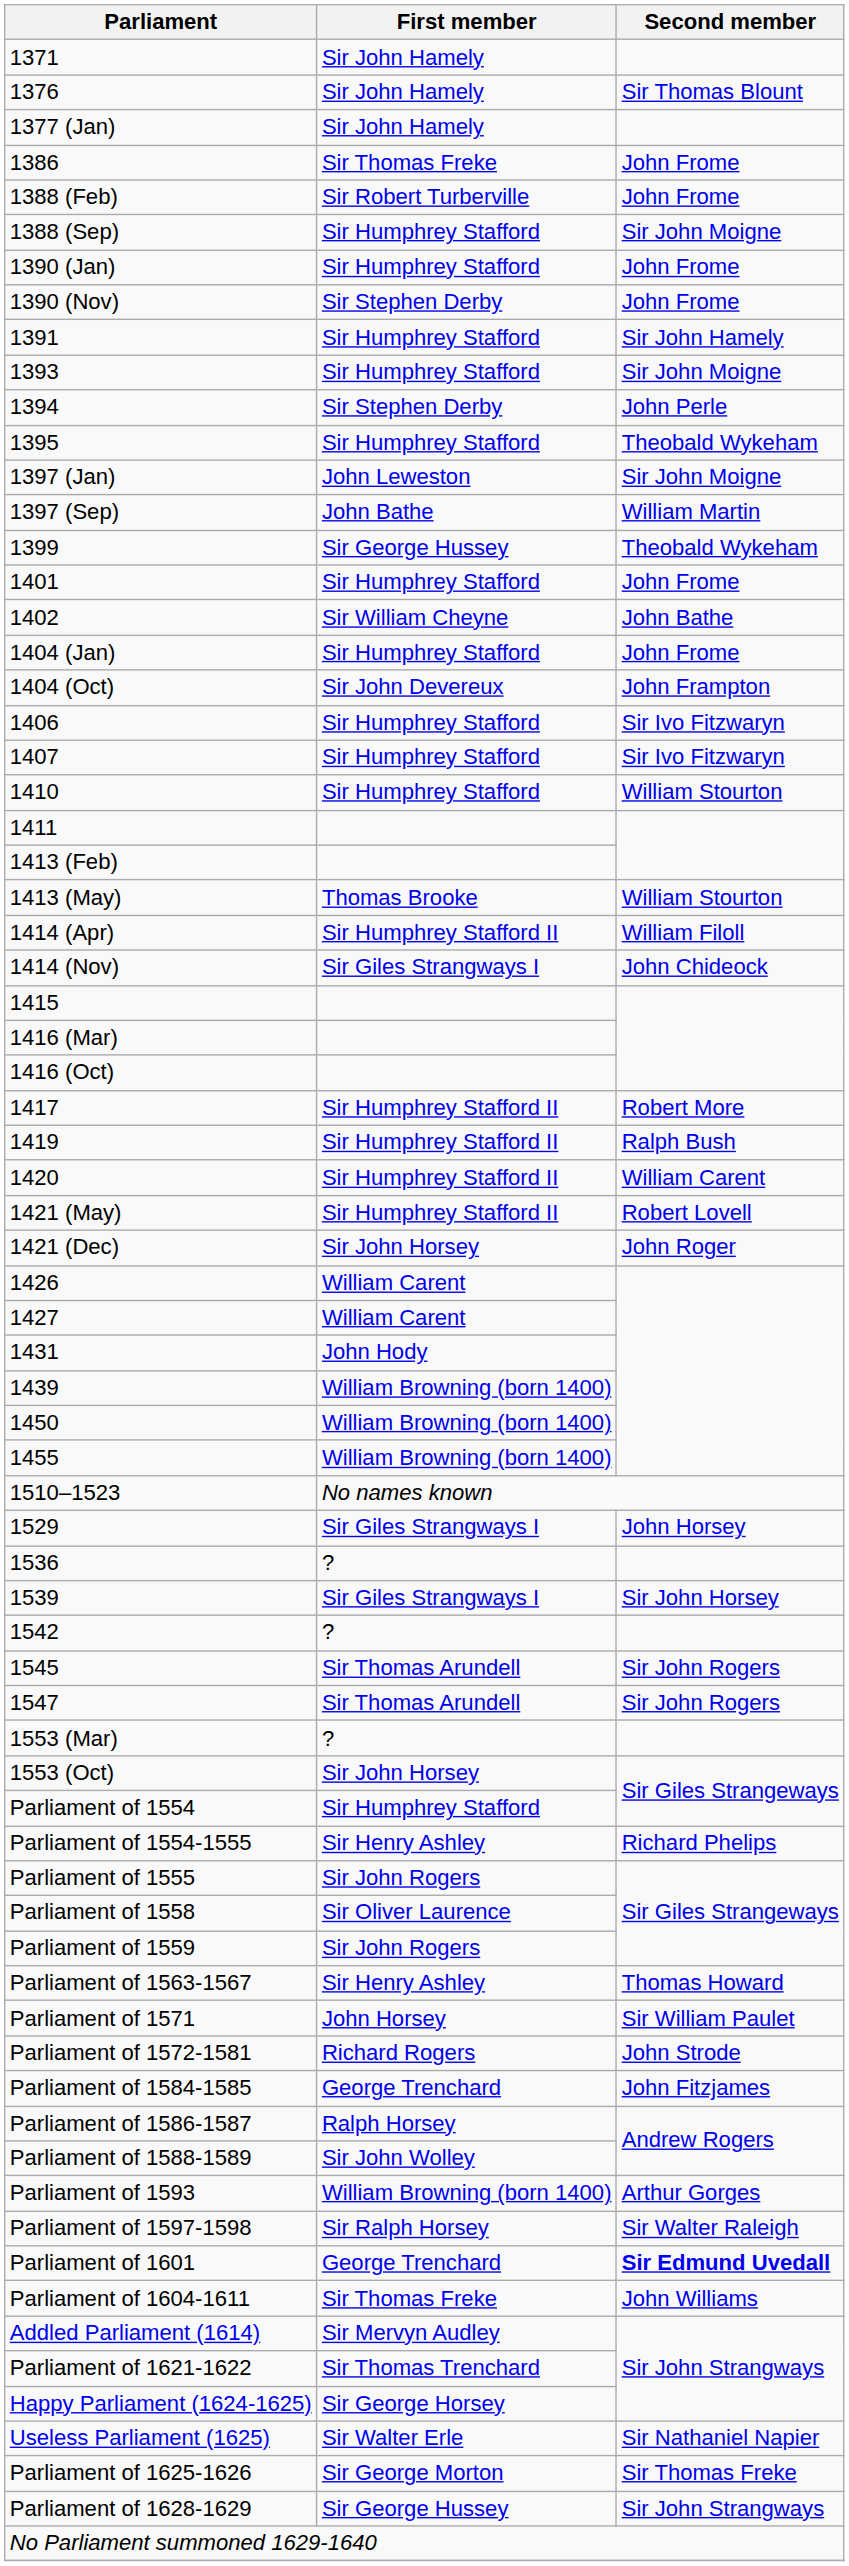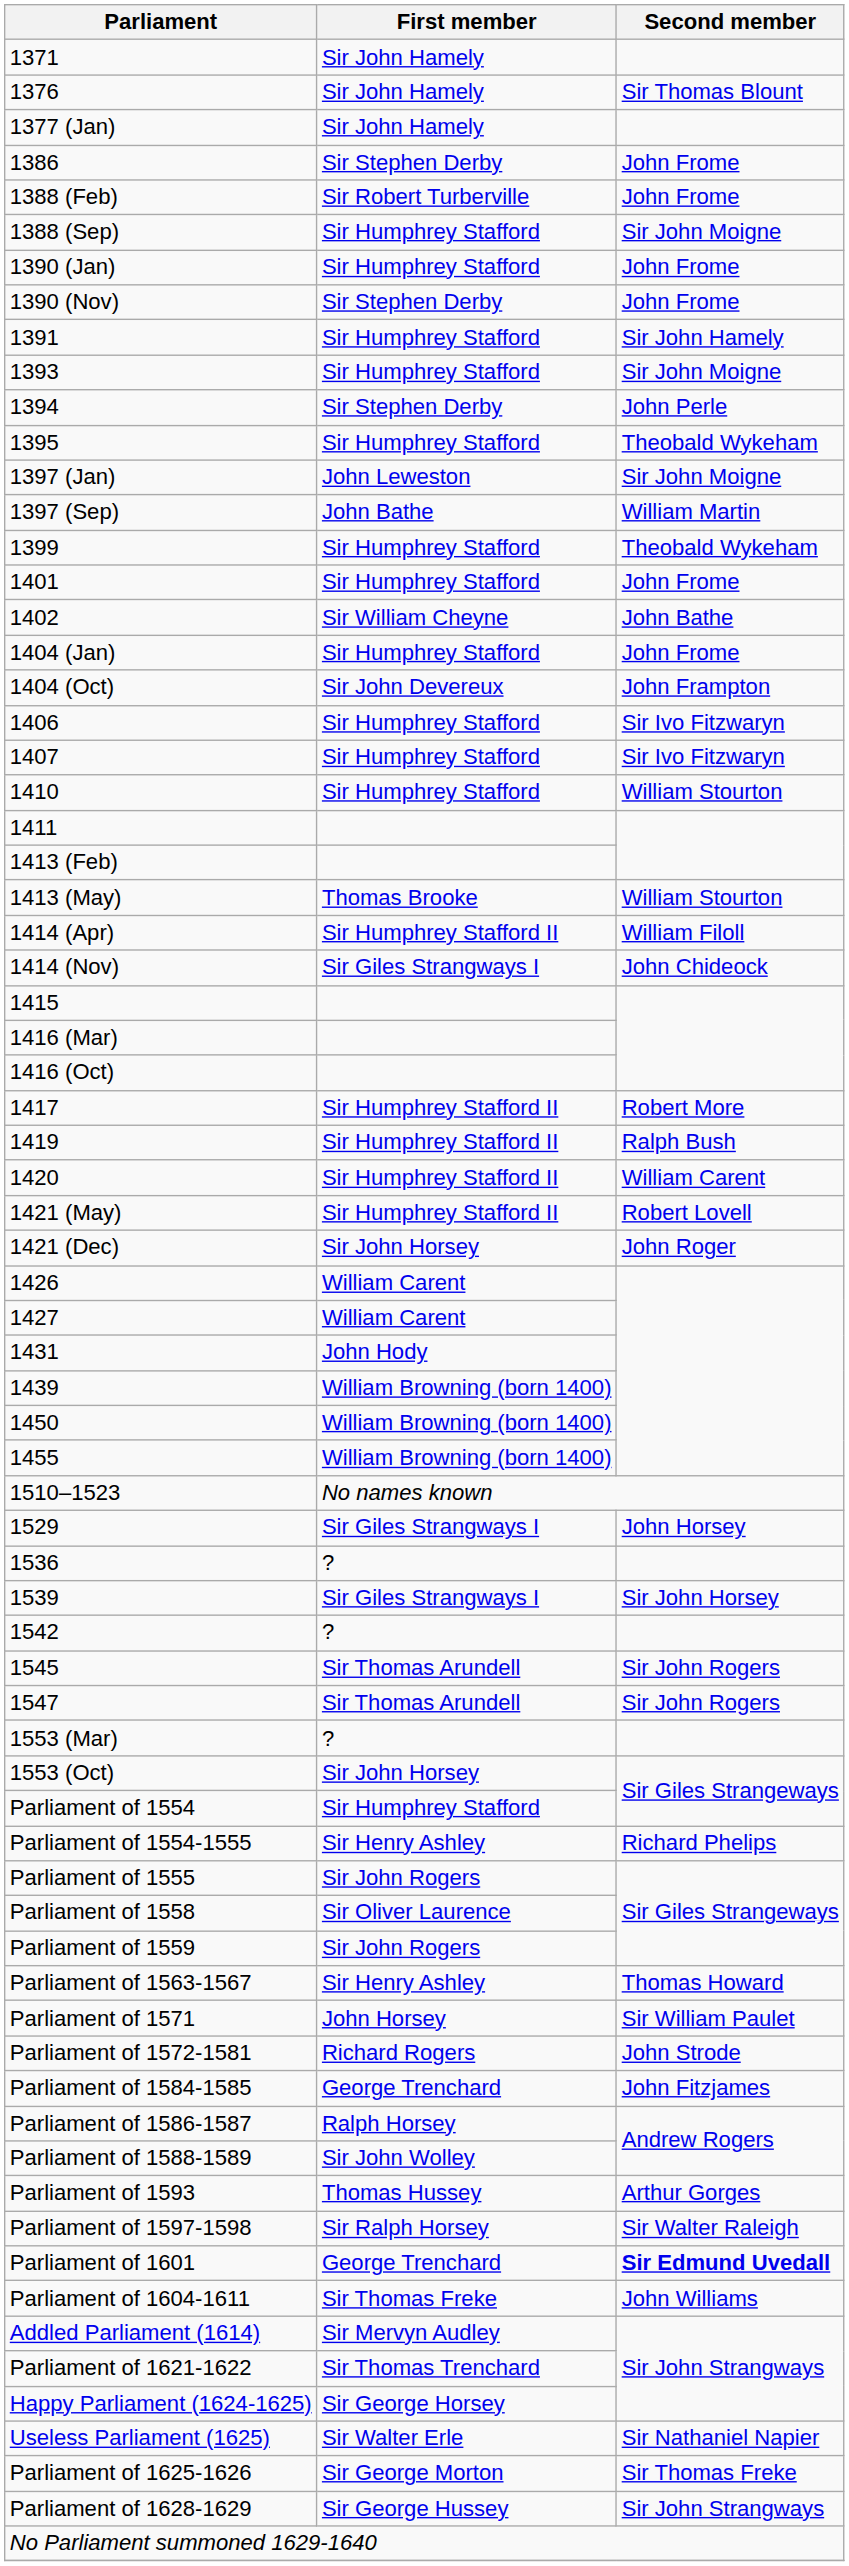(409, 162) Sir Thomas Freke -> (412, 162) Sir Stephen Derby
(415, 547) Sir George Hussey -> (431, 547) Sir Humphrey Stafford
(467, 2193) William Browning (born 1400) -> (402, 2193) Thomas Hussey
